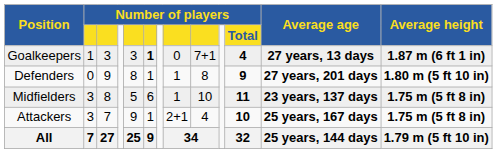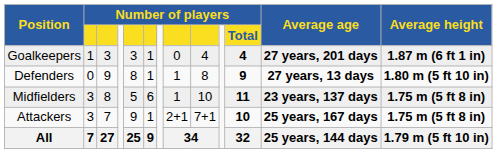(150, 55) bold -> (150, 55) normal
(205, 55) 7+1 -> (205, 55) 4
(321, 55) 27 years, 13 days -> (321, 55) 27 years, 201 days
(321, 76) 27 years, 201 days -> (321, 76) 27 years, 13 days
(205, 117) 4 -> (205, 117) 7+1
